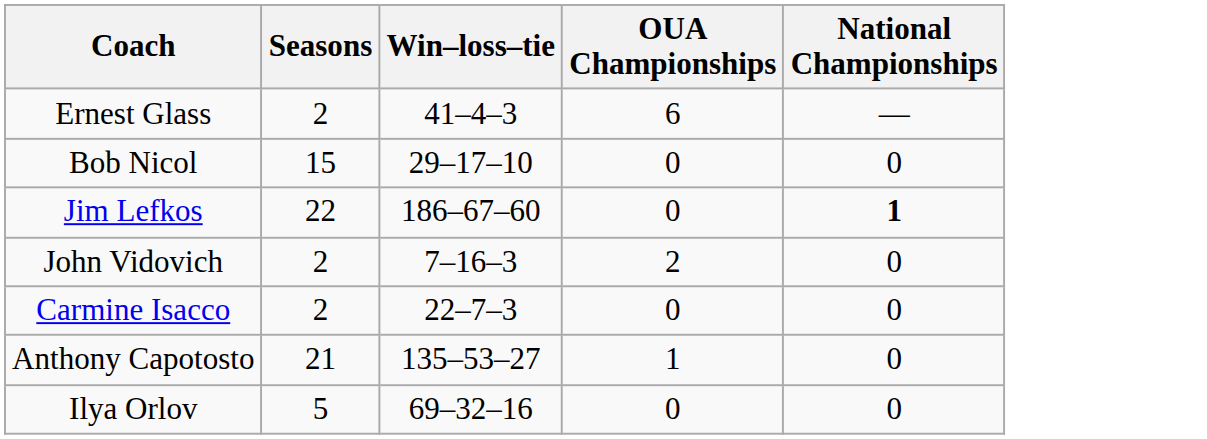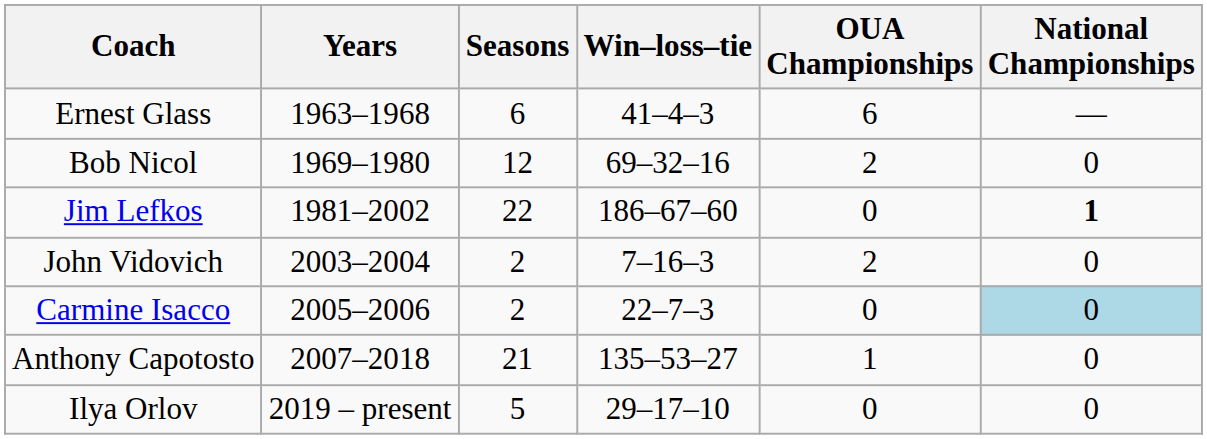+ column: (360, 46)
(320, 113) 2 -> (518, 113) 6
(320, 162) 15 -> (518, 162) 12
(471, 162) 29–17–10 -> (668, 162) 69–32–16
(673, 162) 0 -> (870, 162) 2
(894, 310) no background -> (1091, 310) lightblue background
(471, 408) 69–32–16 -> (668, 408) 29–17–10
